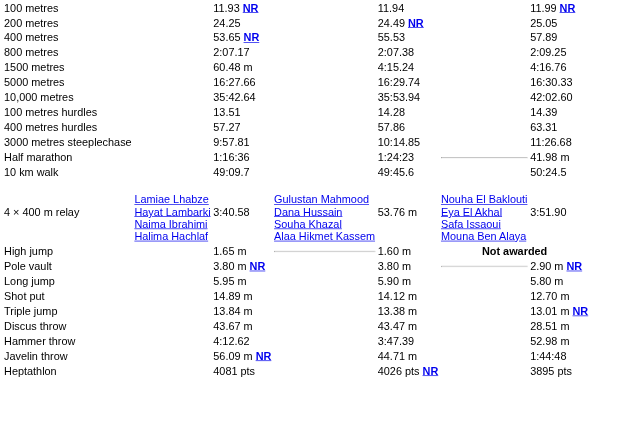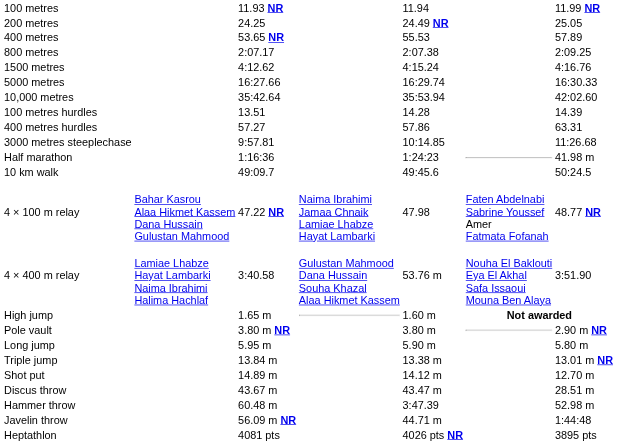(233, 68) 60.48 m -> (256, 68) 4:12.62
+ row: (42, 212)
rows swapped: (31, 311) <-> (24, 296)
(231, 341) 4:12.62 -> (258, 405) 60.48 m
